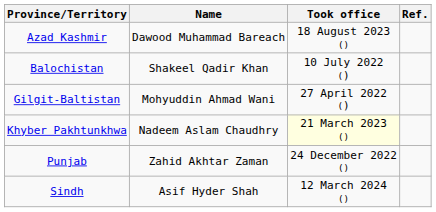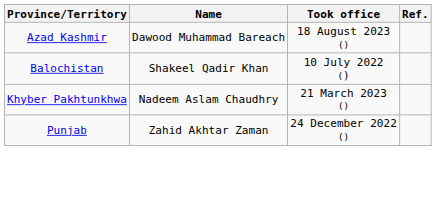- row: (67, 99)
(344, 130) lightyellow background -> (344, 99) no background
- row: (67, 192)
